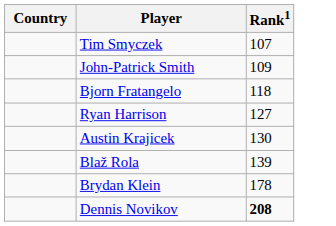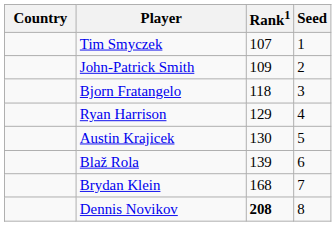+ column: (312, 18)
(261, 114) 127 -> (261, 114) 129
(261, 185) 178 -> (261, 185) 168
